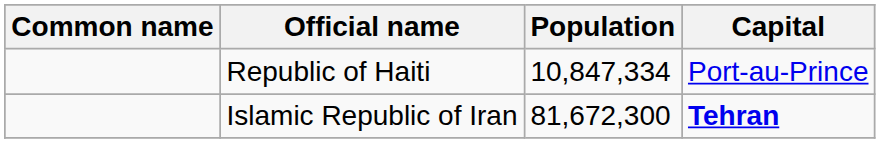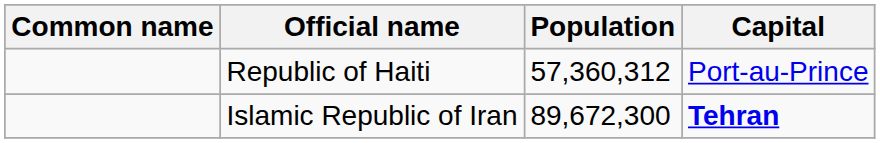(600, 71) 10,847,334 -> (600, 71) 57,360,312
(600, 115) 81,672,300 -> (600, 115) 89,672,300
